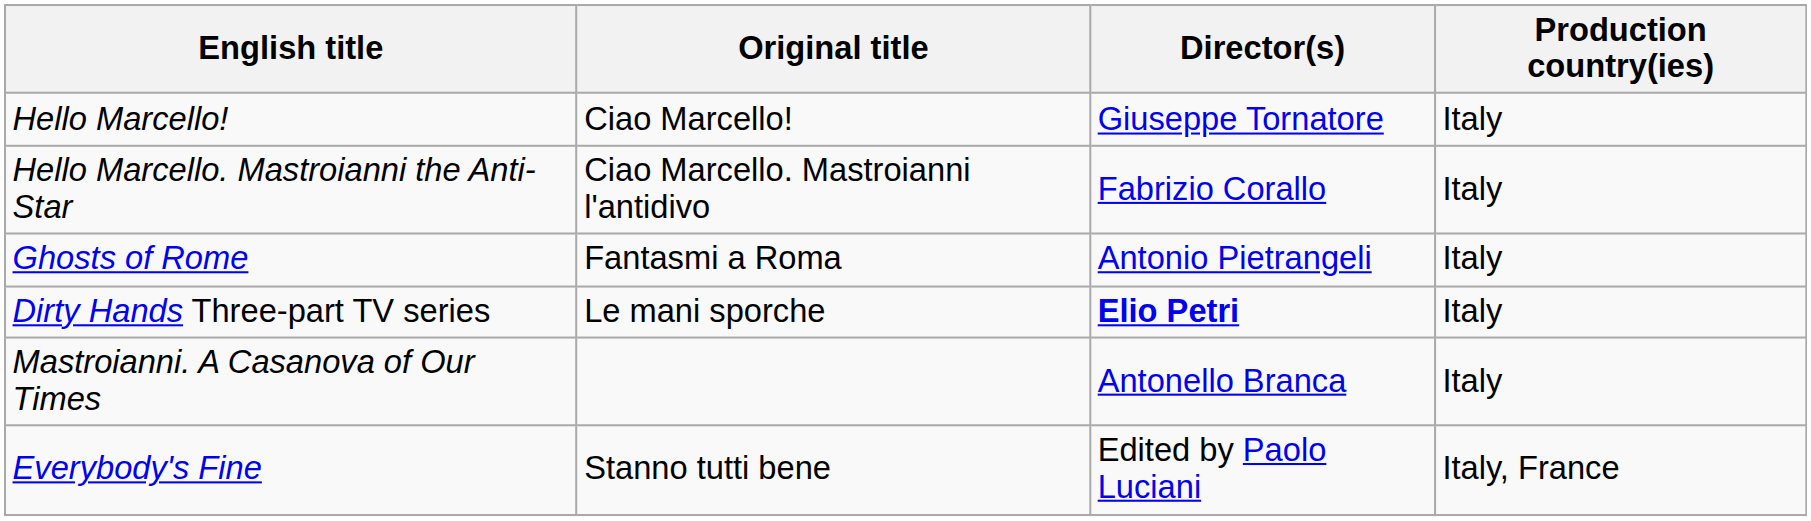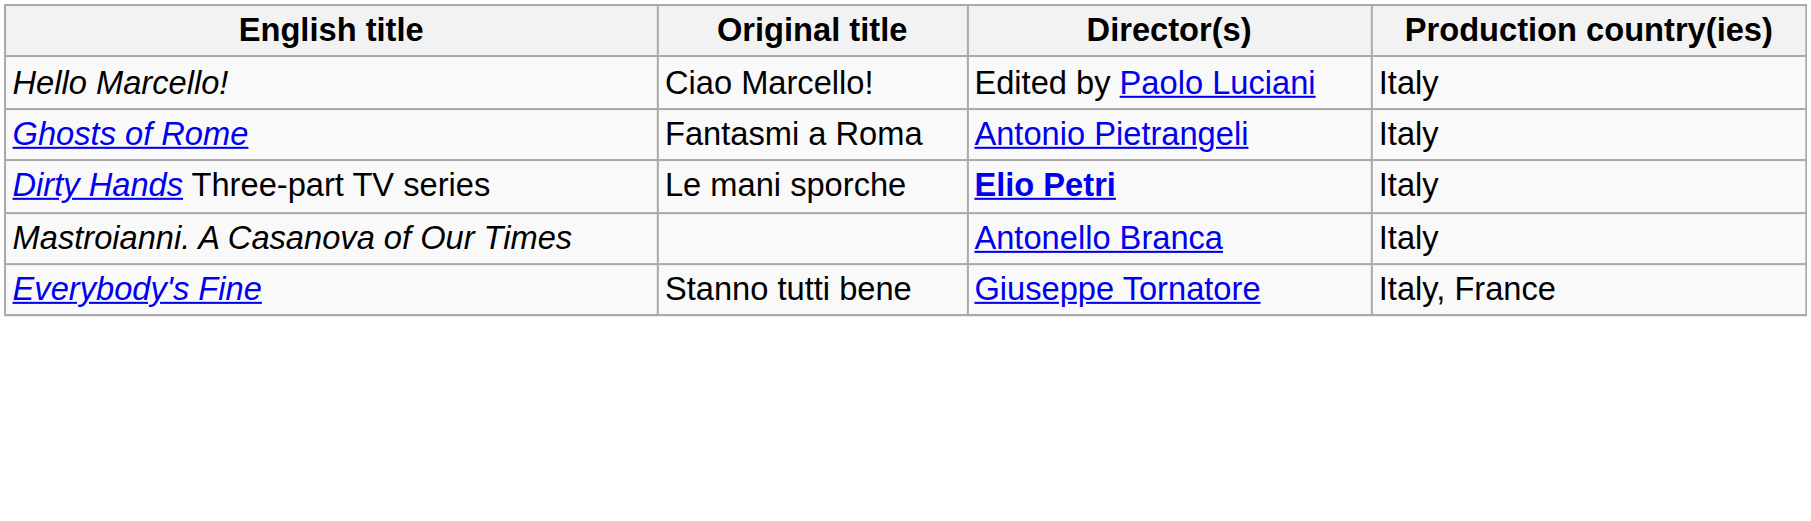(1241, 118) Giuseppe Tornatore -> (1145, 82) Edited by Paolo Luciani
- row: (274, 188)
(1212, 469) Edited by Paolo Luciani -> (1117, 289) Giuseppe Tornatore
